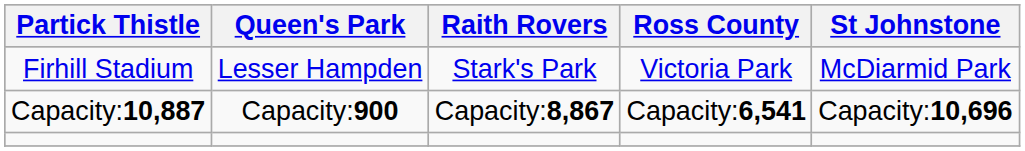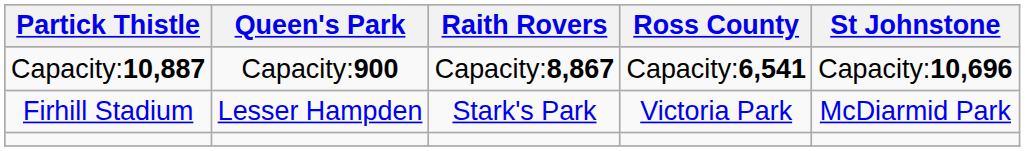rows swapped: (108, 68) <-> (108, 111)
